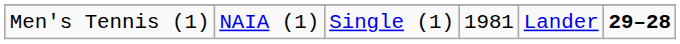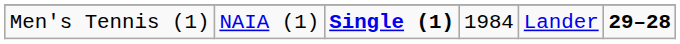(392, 22) normal -> (392, 22) bold
(489, 22) 1981 -> (489, 22) 1984
